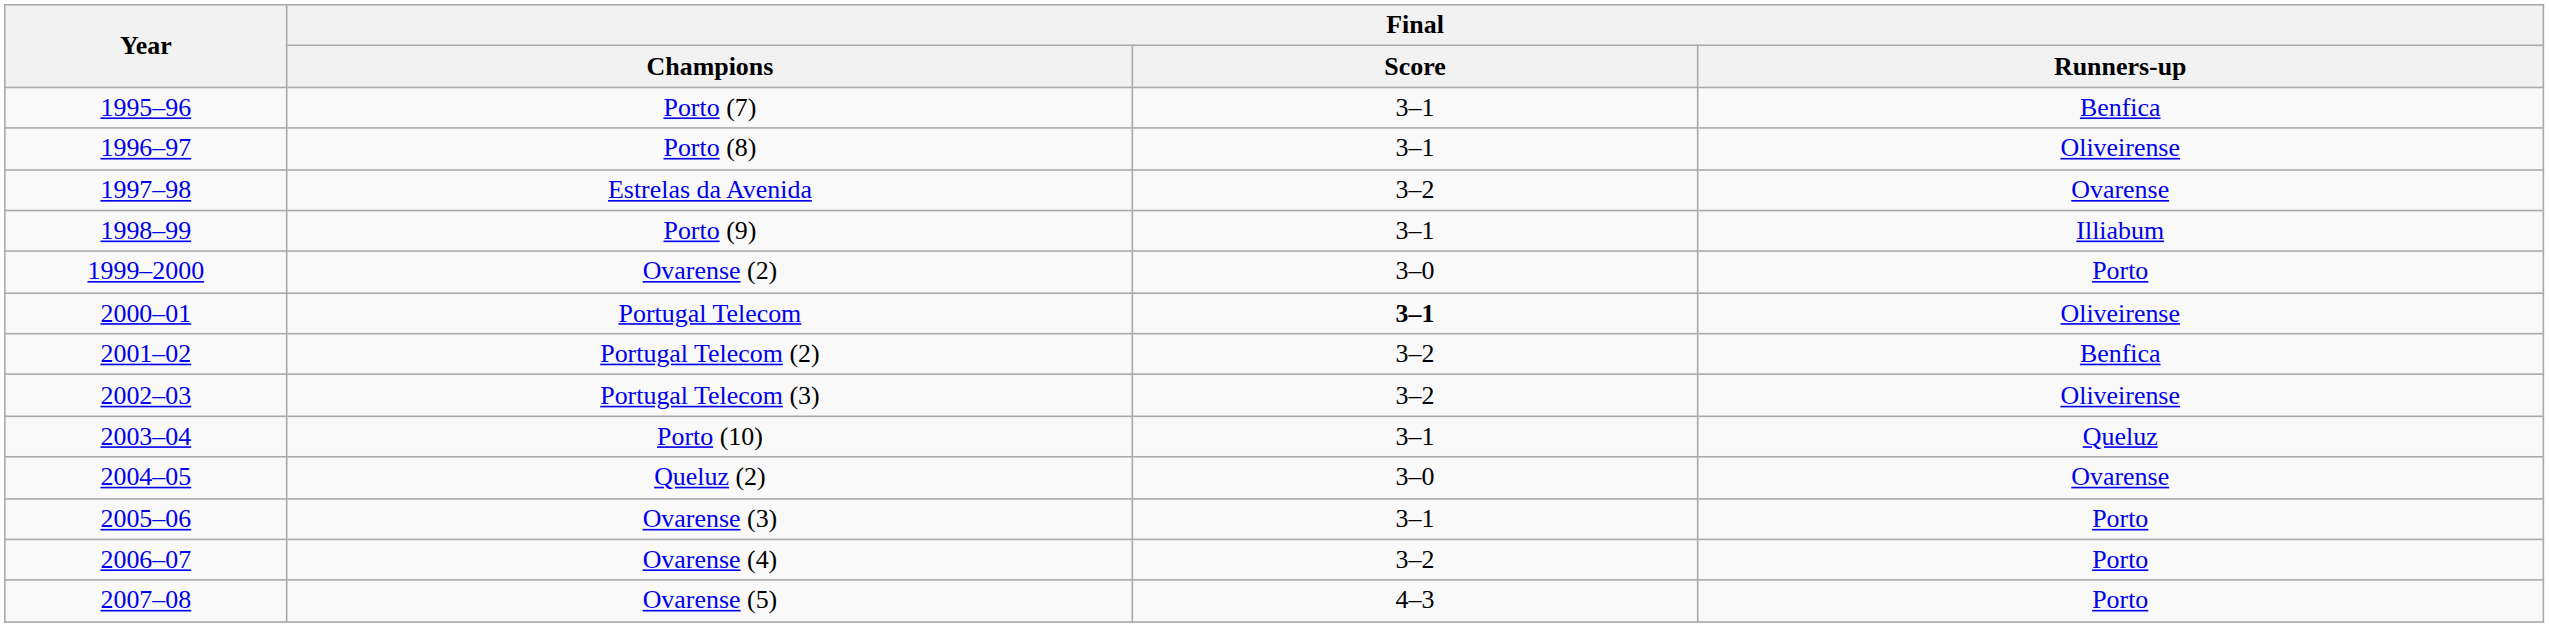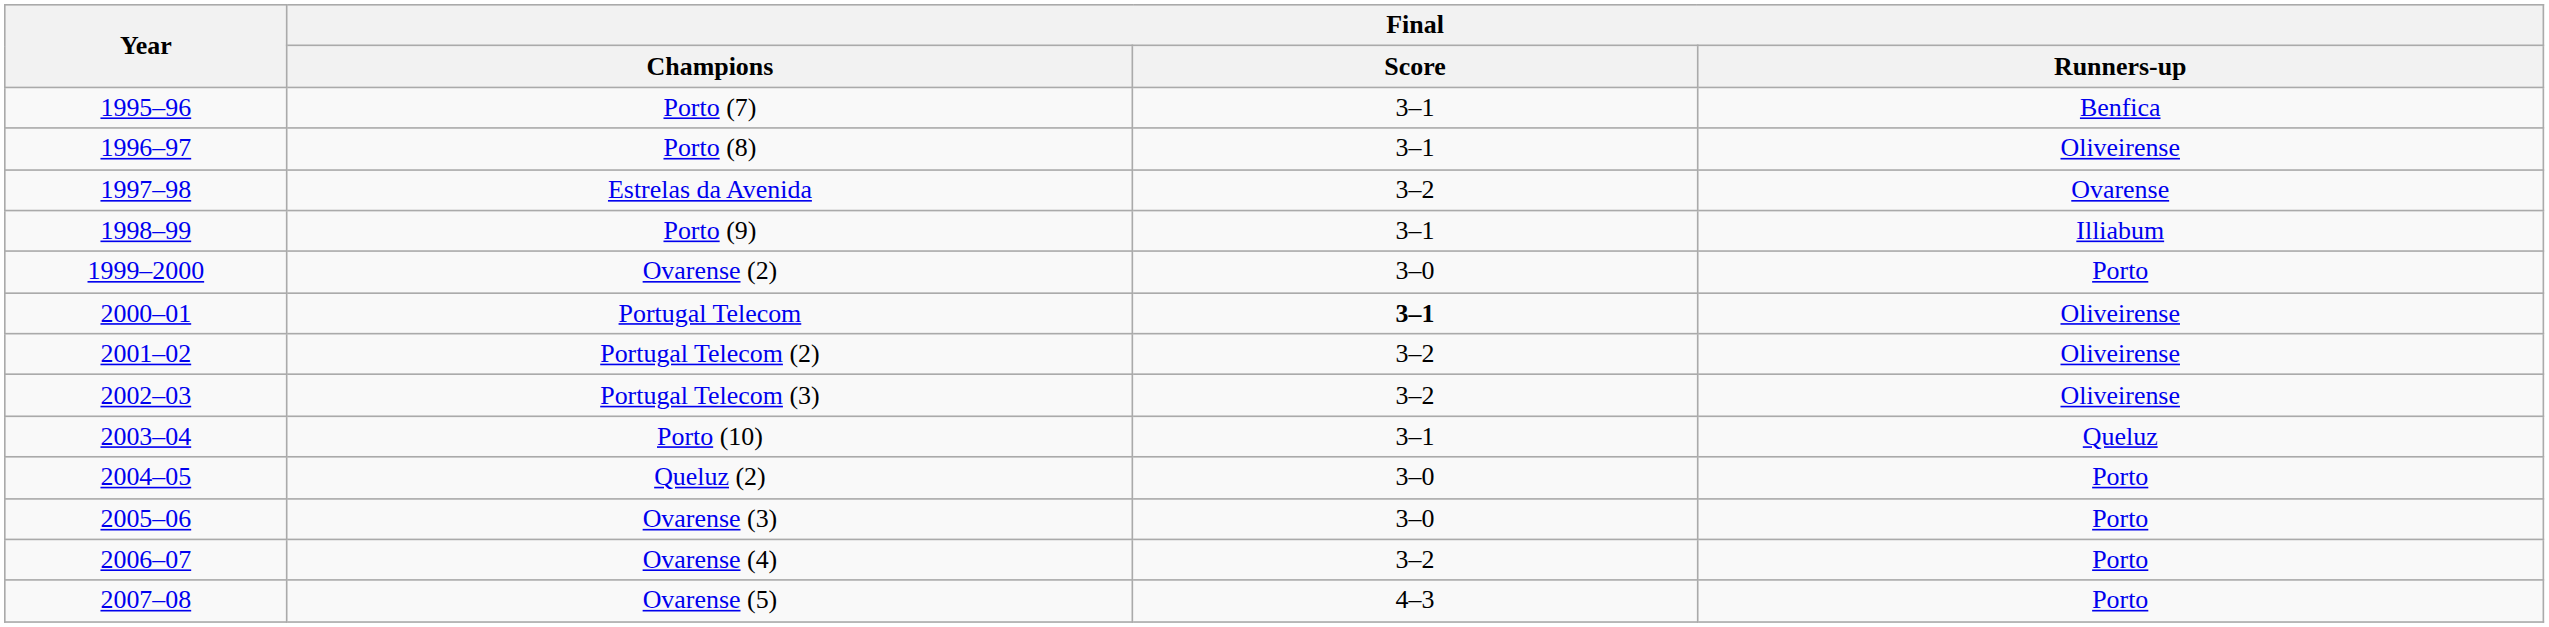(2120, 353) Benfica -> (2120, 353) Oliveirense
(2120, 477) Ovarense -> (2120, 477) Porto
(1415, 518) 3–1 -> (1415, 518) 3–0
